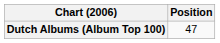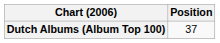(191, 30) 47 -> (191, 30) 37
